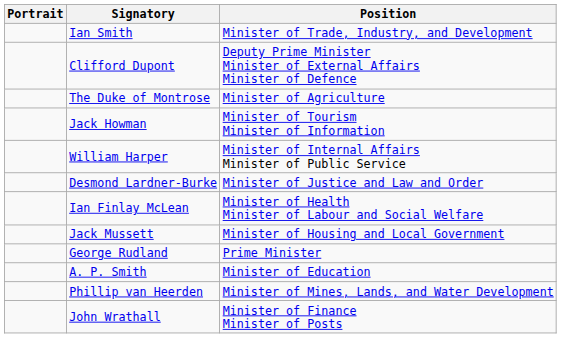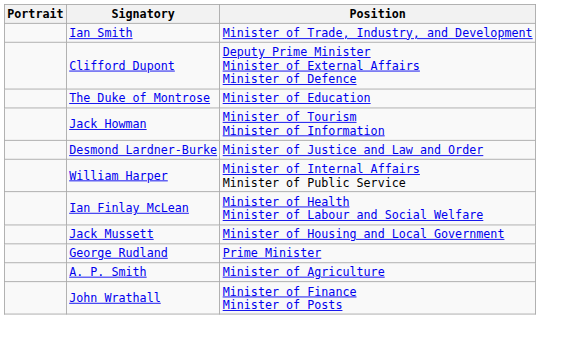(304, 98) Minister of Agriculture -> (297, 98) Minister of Education
rows swapped: (118, 157) <-> (143, 182)
(297, 272) Minister of Education -> (304, 272) Minister of Agriculture
- row: (136, 291)
